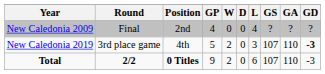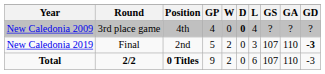(129, 28) Final -> (129, 28) 3rd place game
(183, 28) 2nd -> (183, 28) 4th
(243, 28) normal -> (243, 28) bold
(129, 45) 3rd place game -> (129, 45) Final
(183, 45) 4th -> (183, 45) 2nd
